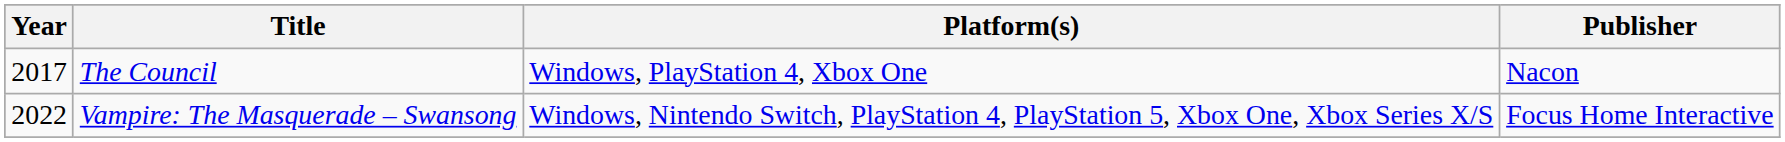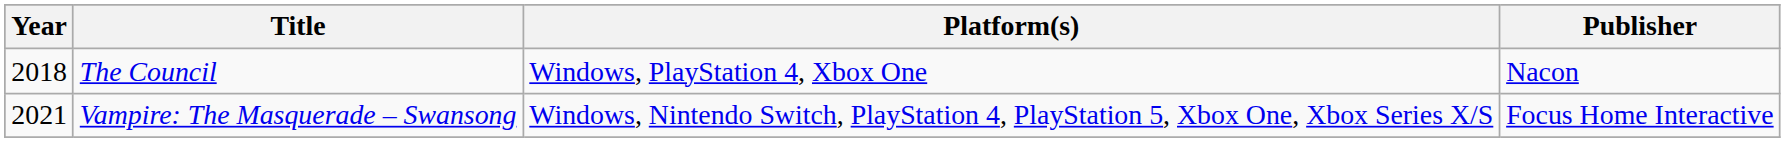(39, 70) 2017 -> (39, 70) 2018
(39, 114) 2022 -> (39, 114) 2021
